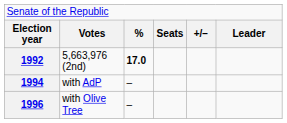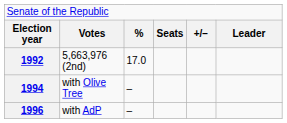(136, 61) bold -> (136, 61) normal
(82, 83) with AdP -> (84, 88) with Olive Tree
(84, 104) with Olive Tree -> (82, 110) with AdP
